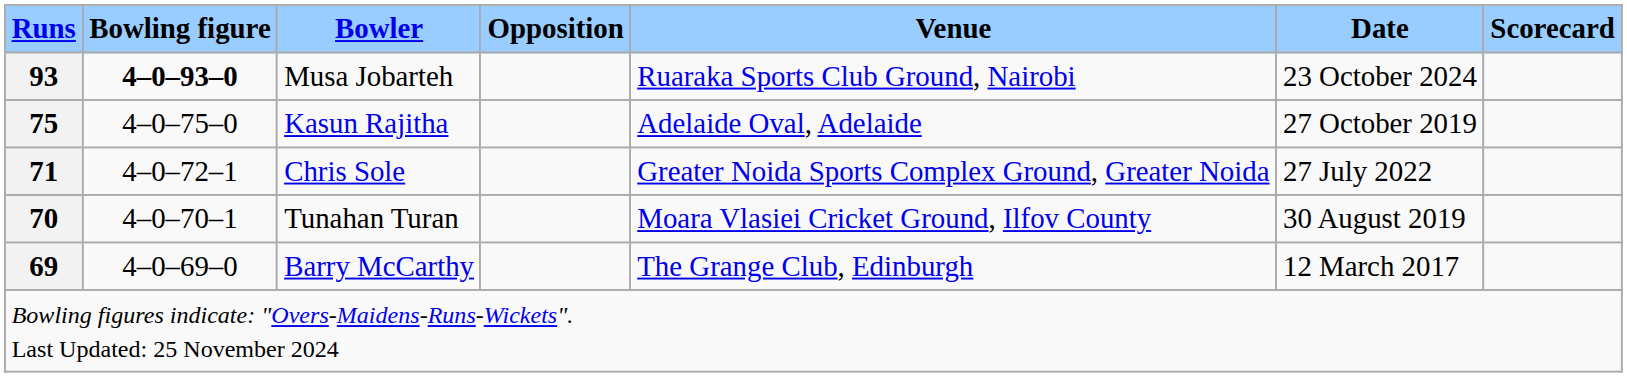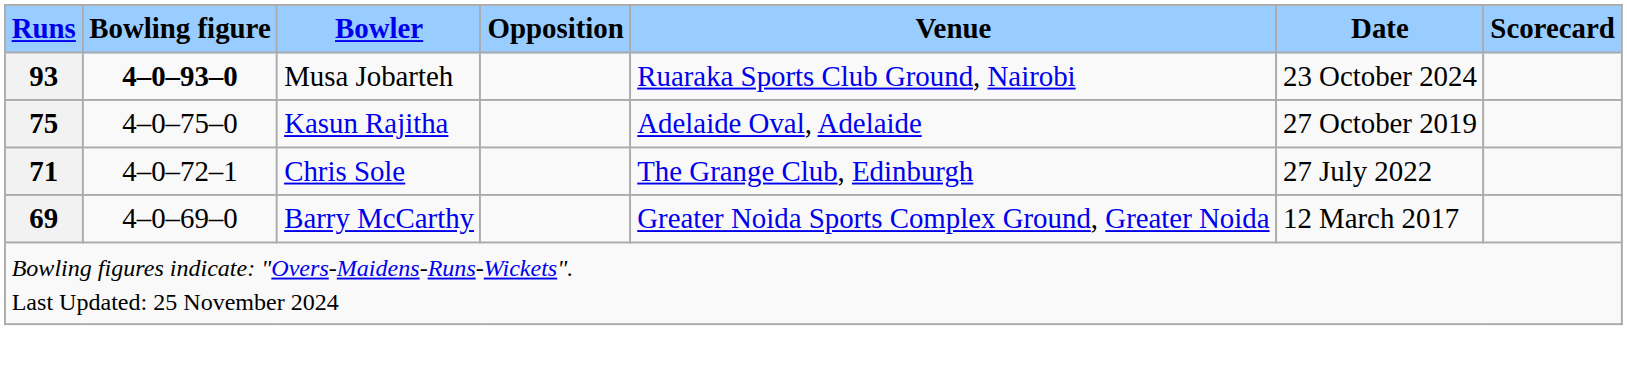(953, 171) Greater Noida Sports Complex Ground, Greater Noida -> (805, 171) The Grange Club, Edinburgh
- row: (371, 218)
(805, 266) The Grange Club, Edinburgh -> (953, 218) Greater Noida Sports Complex Ground, Greater Noida
